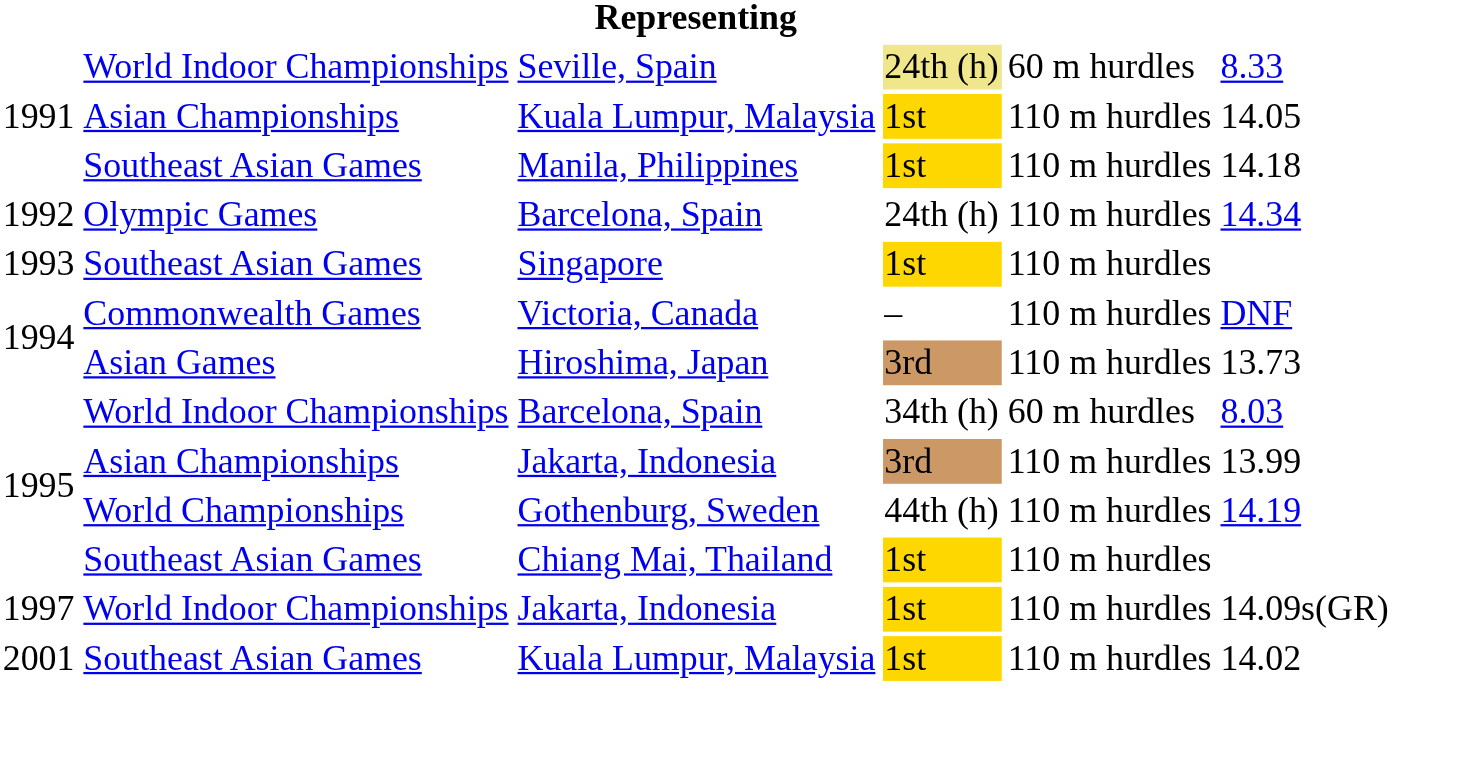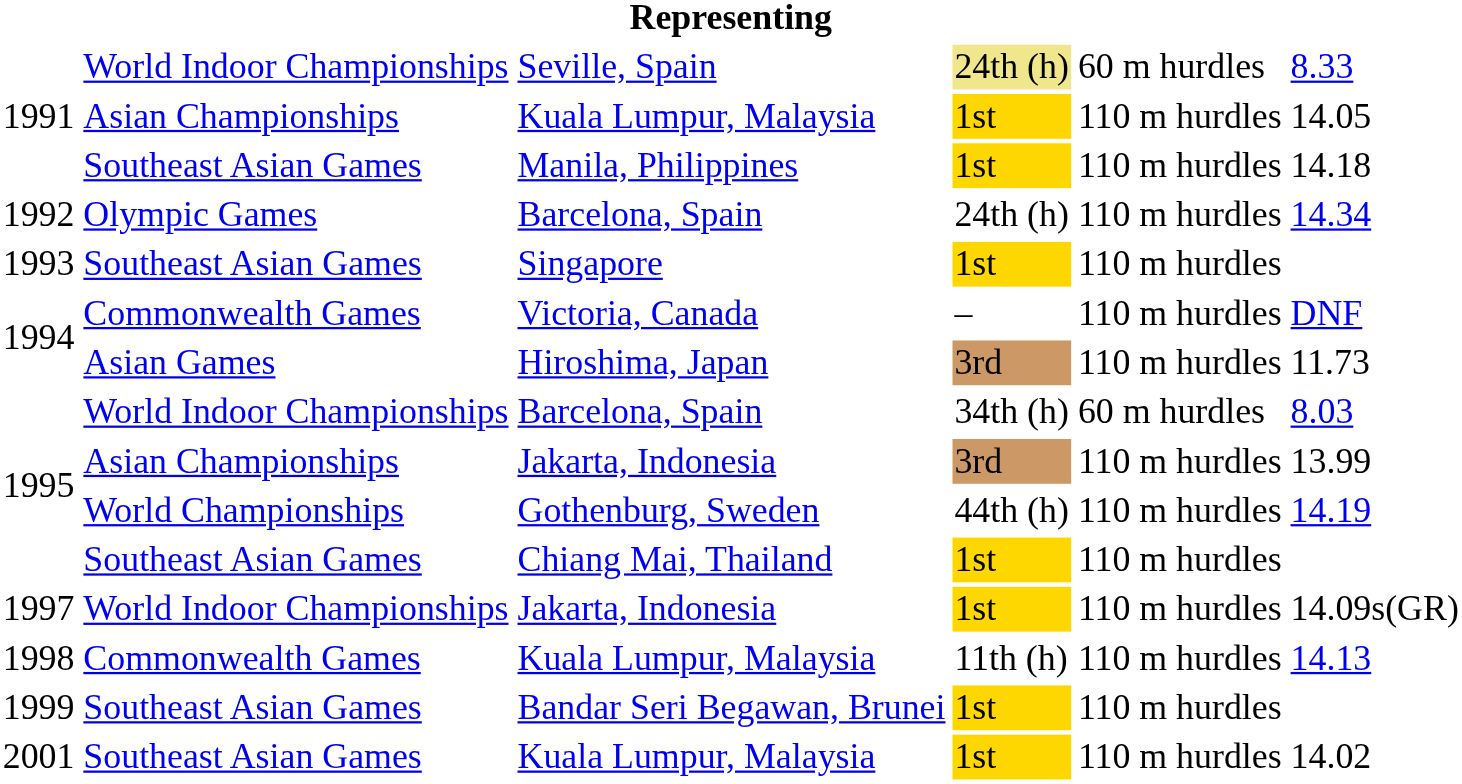(1261, 362) 13.73 -> (1330, 362) 11.73
+ row: (39, 657)
+ row: (39, 707)
